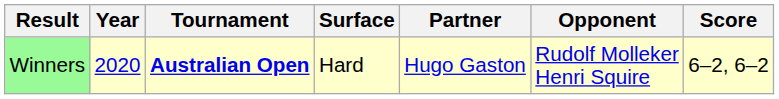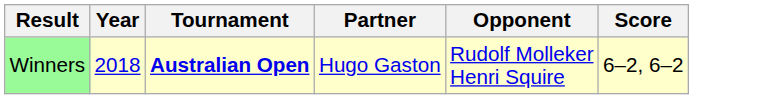- column: (357, 20)
(118, 65) 2020 -> (118, 65) 2018
